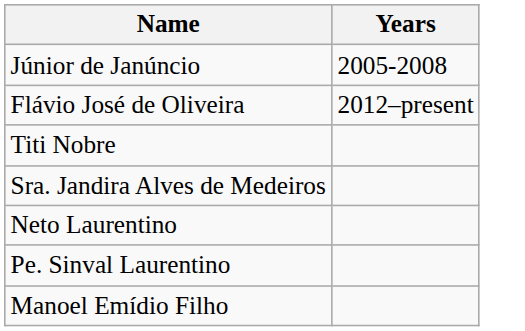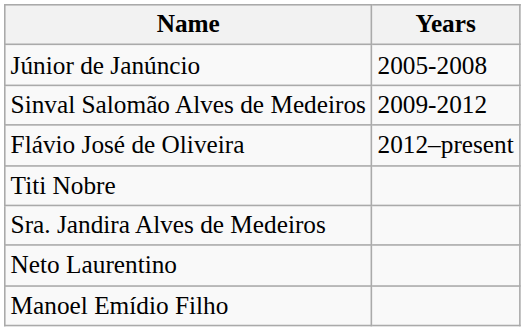+ row: (188, 104)
- row: (121, 265)
